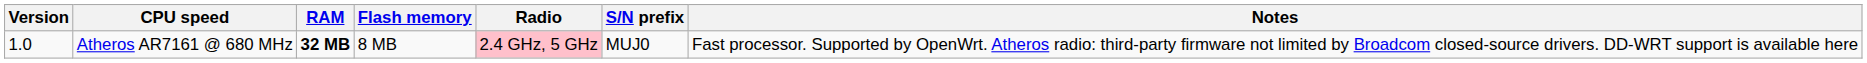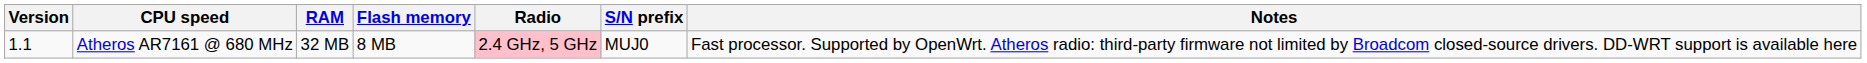(20, 44) 1.0 -> (20, 44) 1.1
(325, 44) bold -> (325, 44) normal
